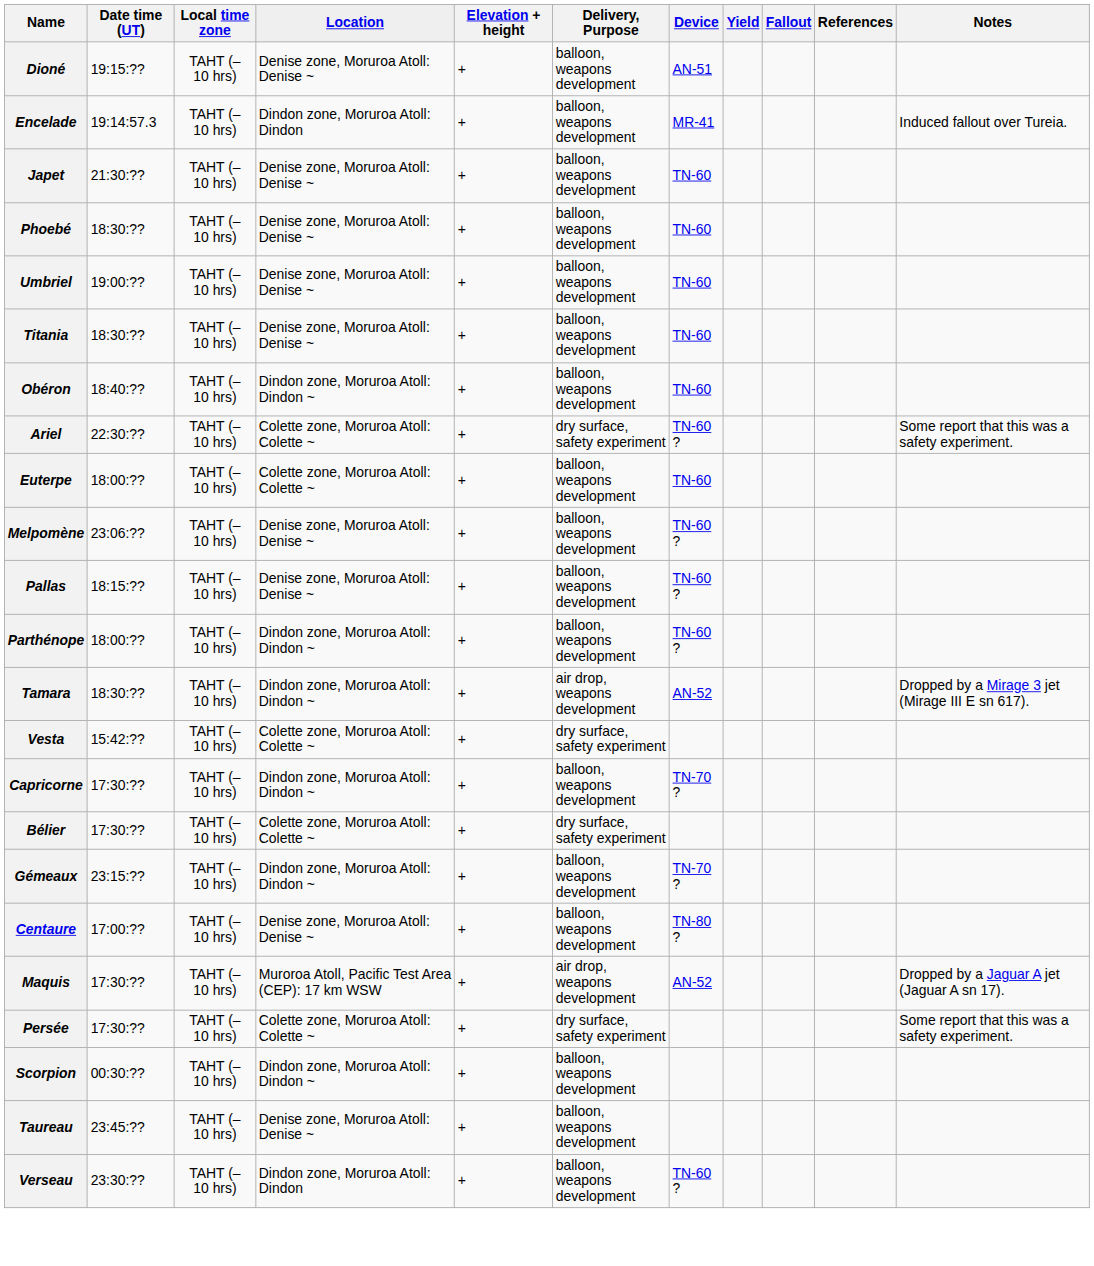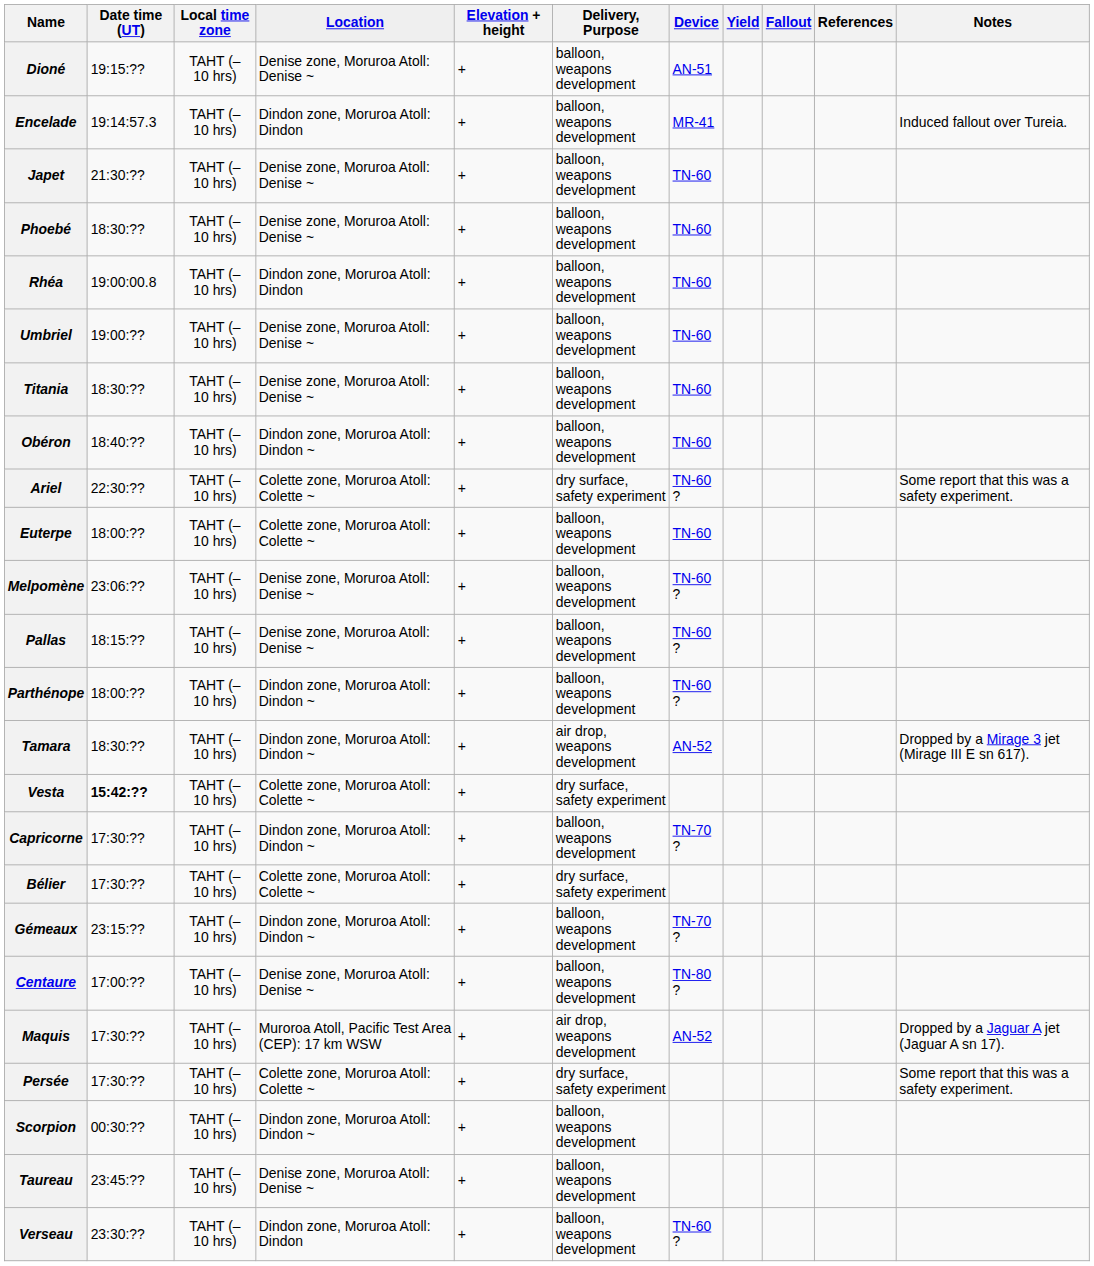+ row: (46, 282)
(118, 739) normal -> (119, 792) bold
